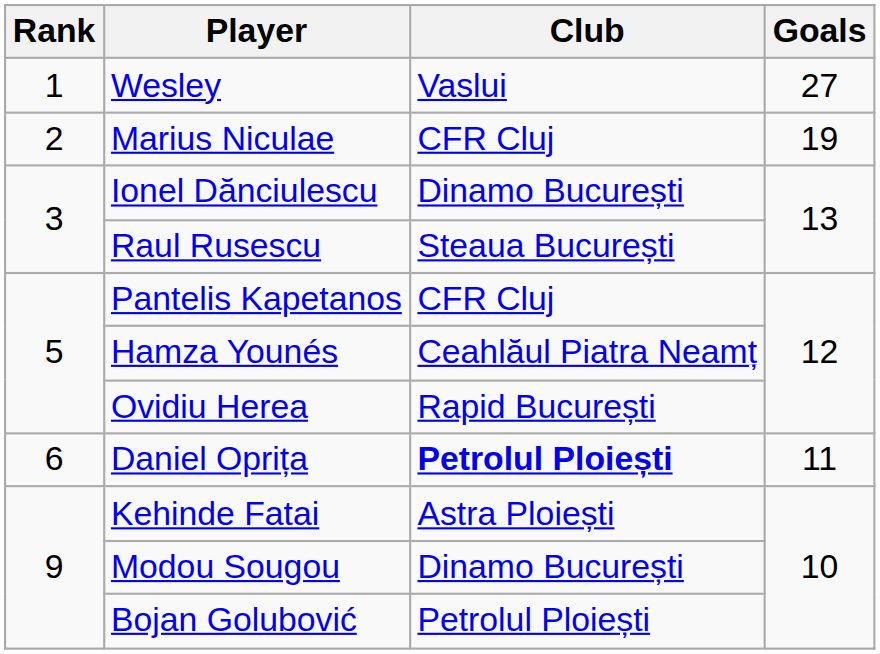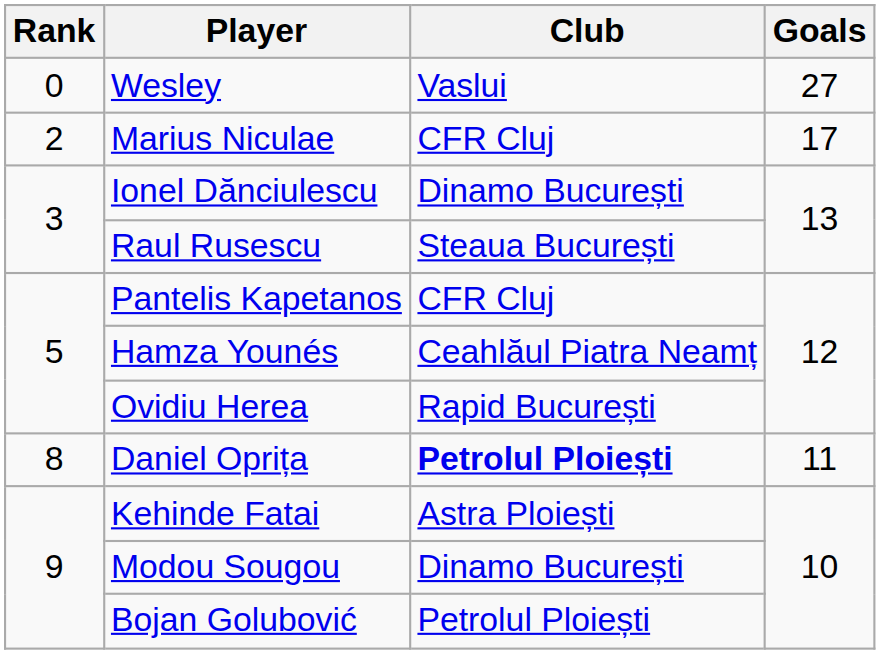(54, 84) 1 -> (54, 84) 0
(820, 138) 19 -> (820, 138) 17
(54, 459) 6 -> (54, 459) 8
